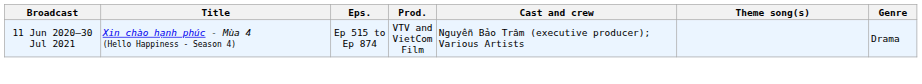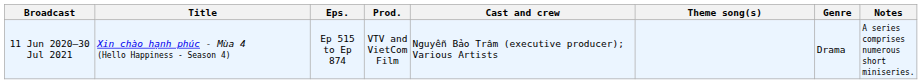+ column: (888, 12)
